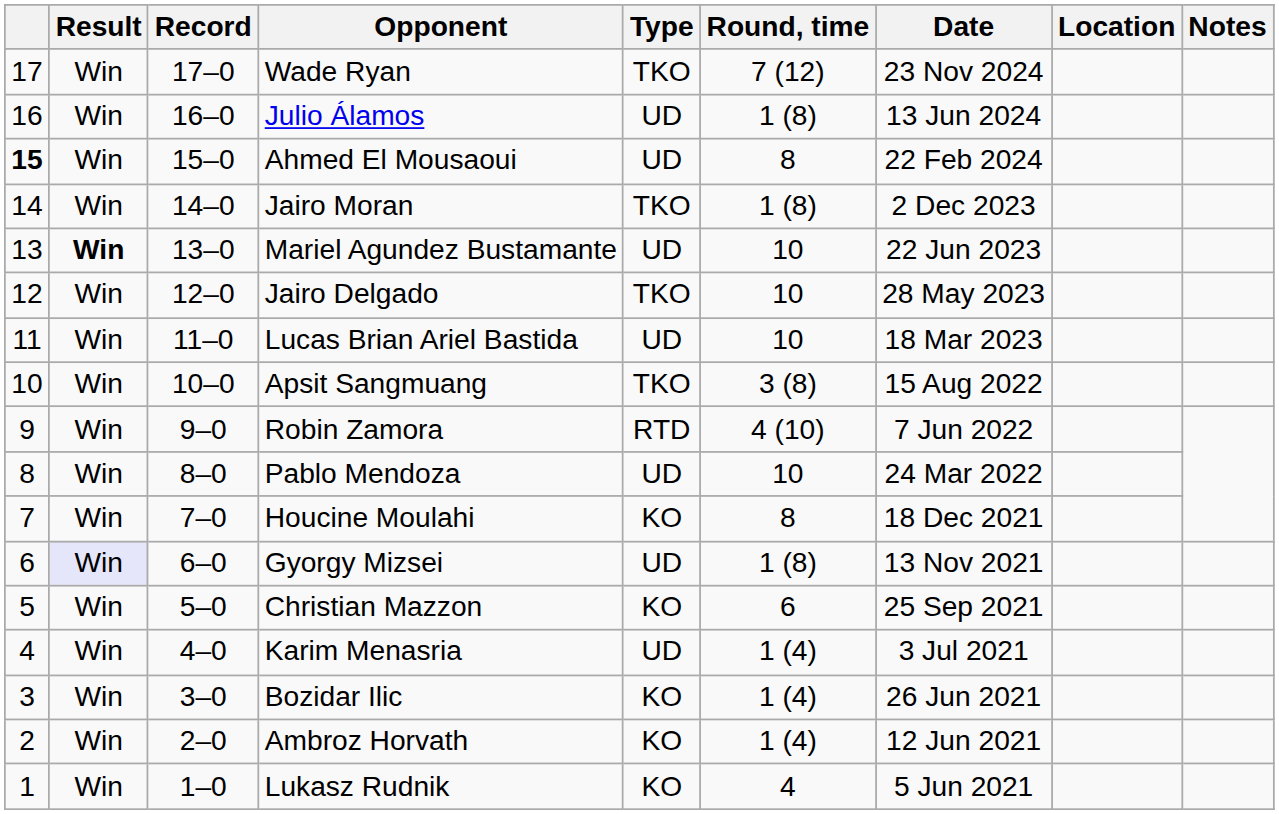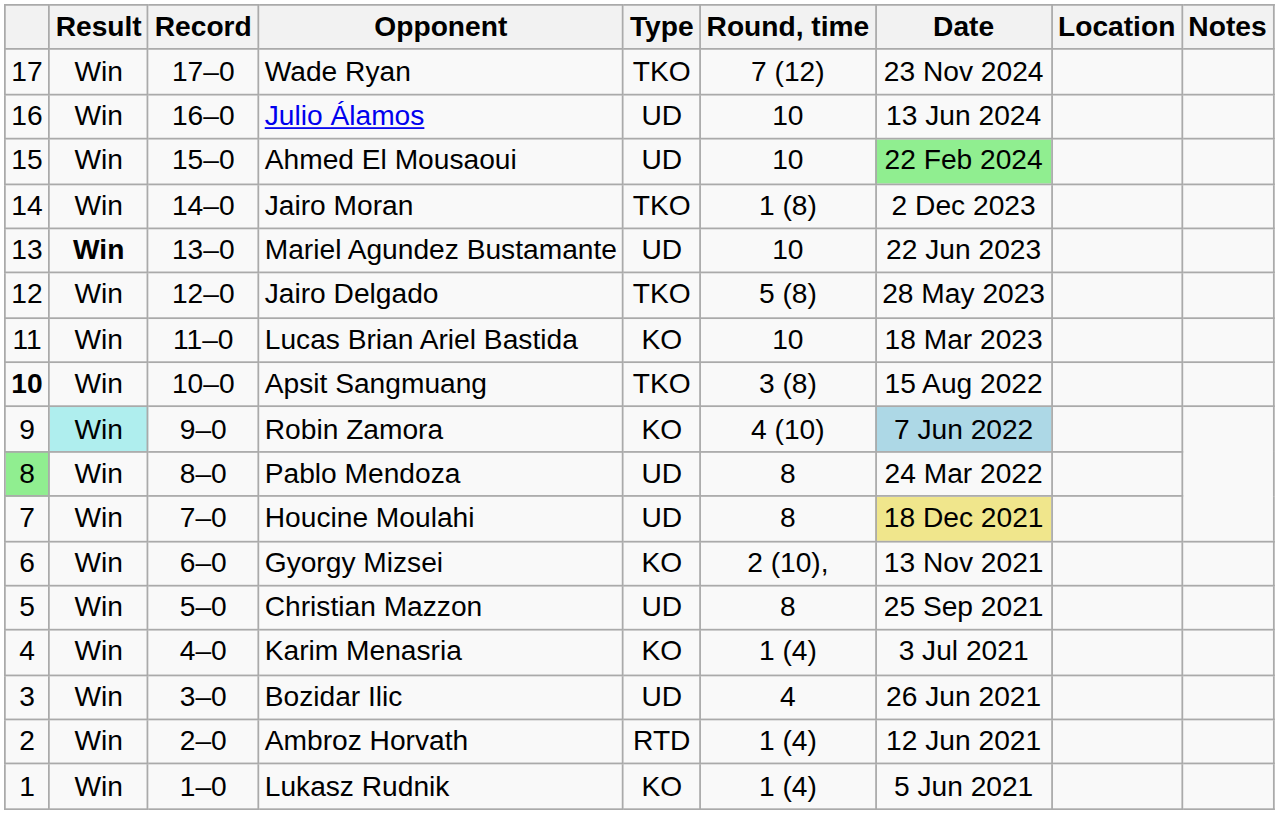(788, 116) 1 (8) -> (788, 116) 10
(27, 160) bold -> (27, 160) normal
(788, 160) 8 -> (788, 160) 10
(964, 160) no background -> (964, 160) lightgreen background
(788, 294) 10 -> (788, 294) 5 (8)
(662, 339) UD -> (662, 339) KO
(27, 384) normal -> (27, 384) bold
(99, 428) no background -> (99, 428) paleturquoise background
(662, 428) RTD -> (662, 428) KO
(964, 428) no background -> (964, 428) lightblue background
(27, 473) no background -> (27, 473) lightgreen background
(788, 473) 10 -> (788, 473) 8
(662, 518) KO -> (662, 518) UD
(964, 518) no background -> (964, 518) khaki background
(99, 562) lavender background -> (99, 562) no background
(662, 562) UD -> (662, 562) KO
(788, 562) 1 (8) -> (788, 562) 2 (10),
(662, 607) KO -> (662, 607) UD
(788, 607) 6 -> (788, 607) 8
(662, 652) UD -> (662, 652) KO
(662, 696) KO -> (662, 696) UD
(788, 696) 1 (4) -> (788, 696) 4
(662, 741) KO -> (662, 741) RTD
(788, 786) 4 -> (788, 786) 1 (4)
